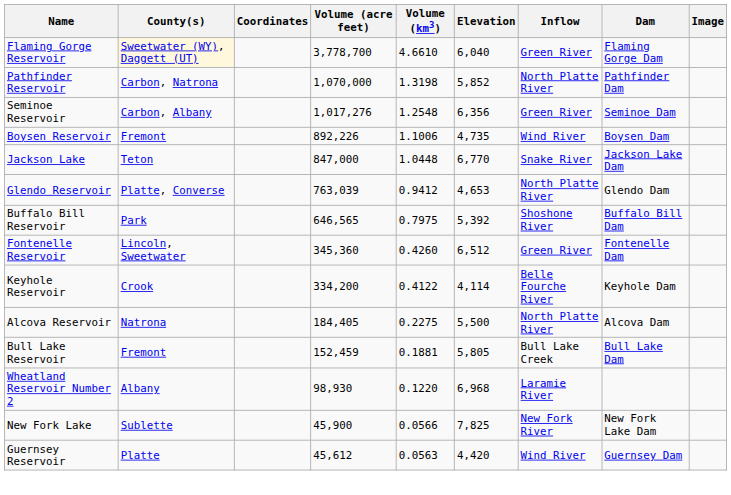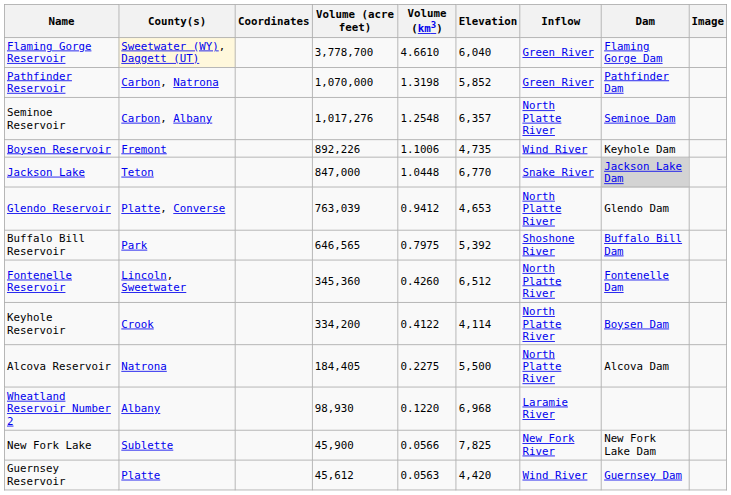(560, 82) North Platte River -> (558, 82) Green River
(473, 112) 6,356 -> (475, 119) 6,357
(556, 112) Green River -> (542, 119) North Platte River
(637, 136) Boysen Dam -> (640, 149) Keyhole Dam
(643, 160) no background -> (643, 172) lightgrey background
(556, 250) Green River -> (542, 281) North Platte River
(543, 286) Belle Fourche River -> (542, 324) North Platte River
(640, 286) Keyhole Dam -> (637, 324) Boysen Dam
- row: (36, 353)
